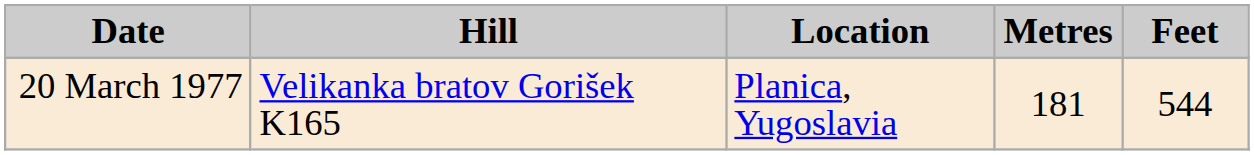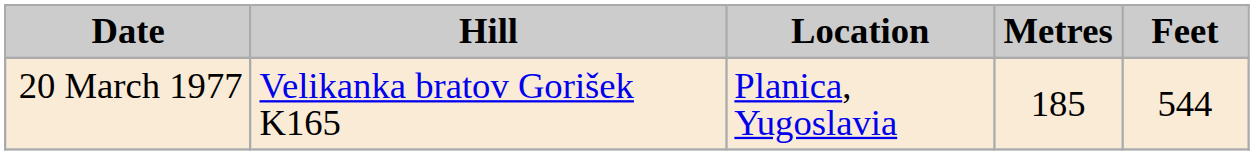(1058, 103) 181 -> (1058, 103) 185
